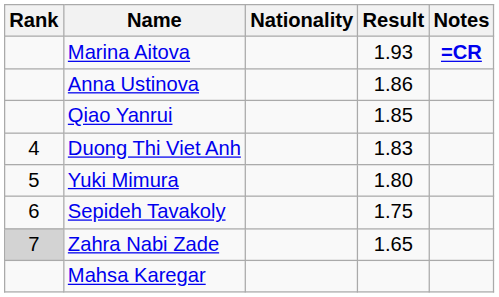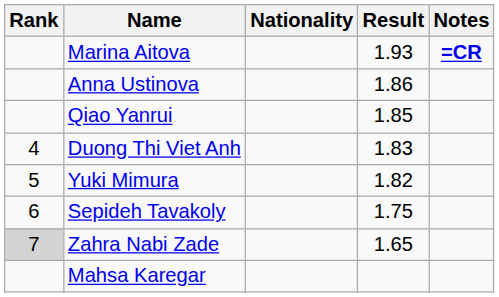(393, 180) 1.80 -> (393, 180) 1.82
